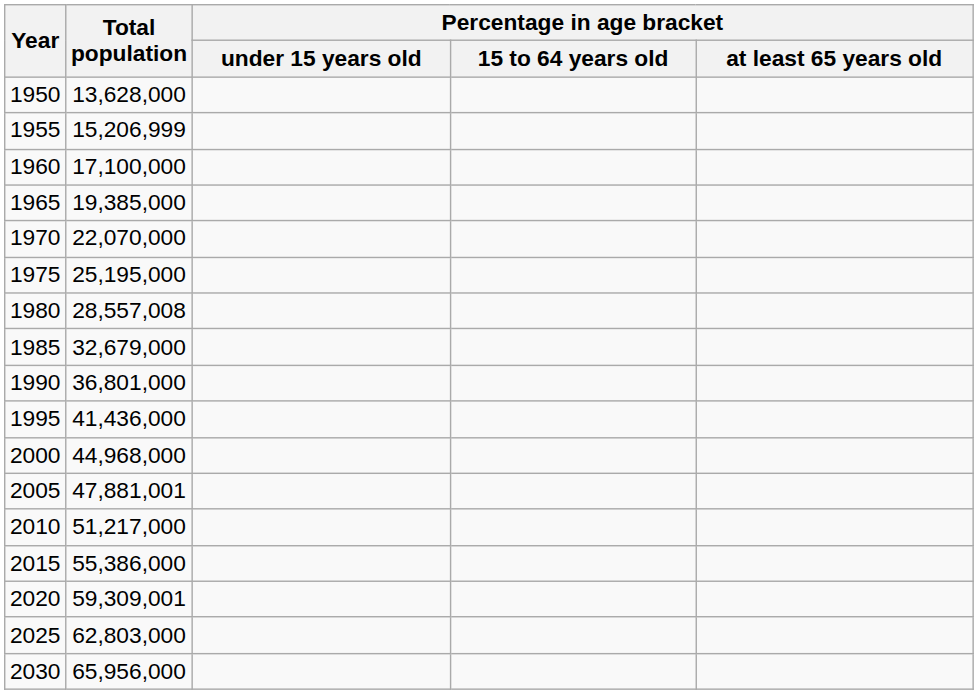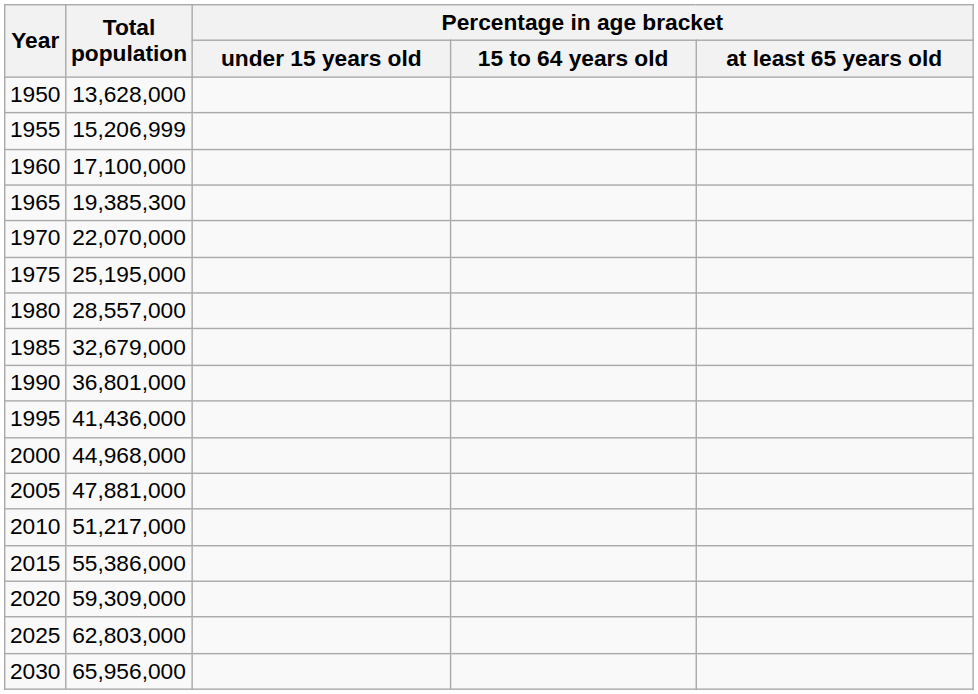(129, 202) 19,385,000 -> (129, 202) 19,385,300
(129, 310) 28,557,008 -> (129, 310) 28,557,000
(129, 490) 47,881,001 -> (129, 490) 47,881,000
(129, 599) 59,309,001 -> (129, 599) 59,309,000
